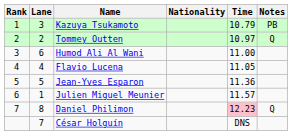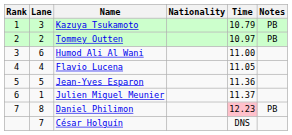(272, 39) Q -> (272, 39) PB
(242, 95) 11.57 -> (242, 95) 11.37
(272, 109) Q -> (272, 109) PB
